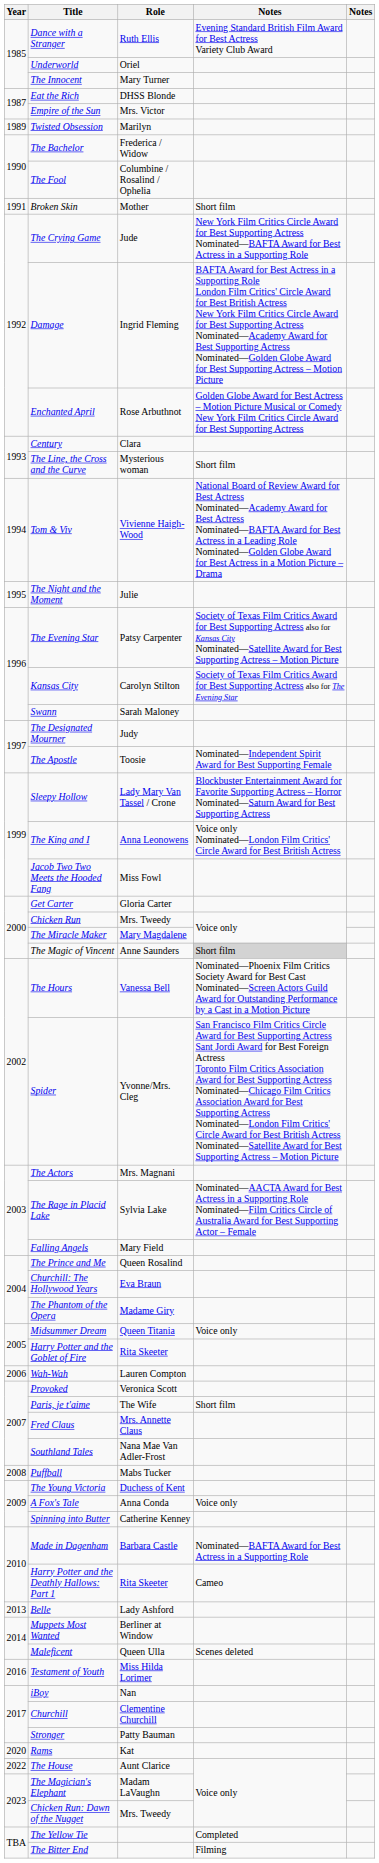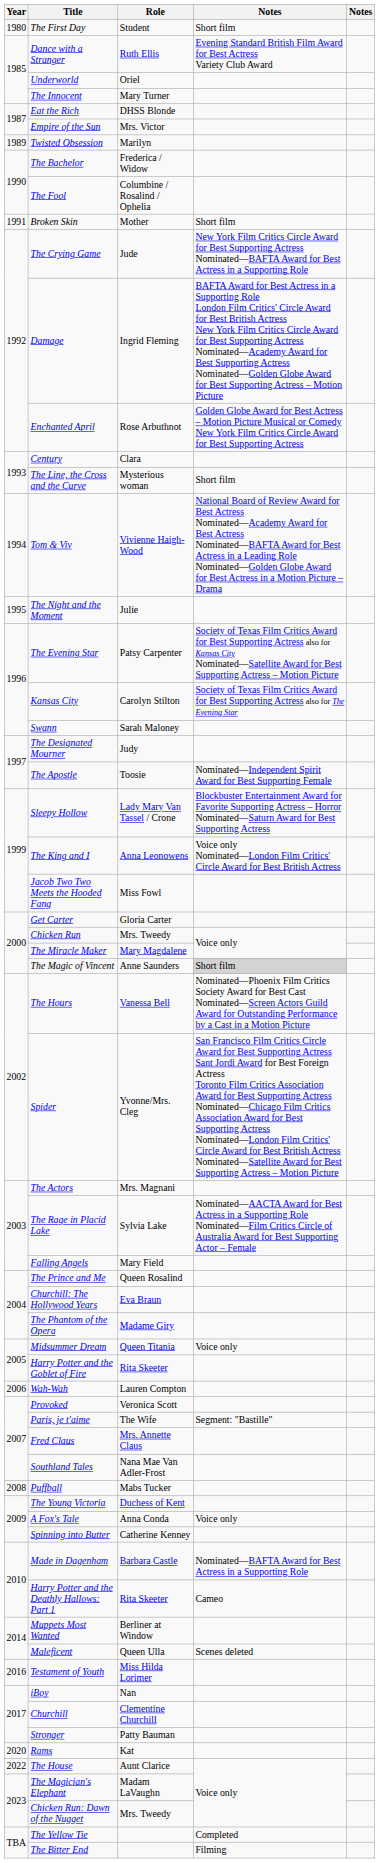+ row: (58, 27)
(215, 1404) Short film -> (234, 1419) Segment: "Bastille"
- row: (41, 1609)
